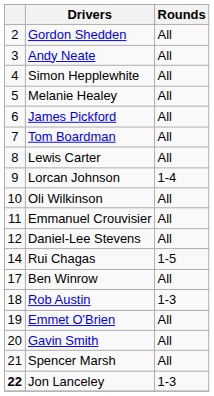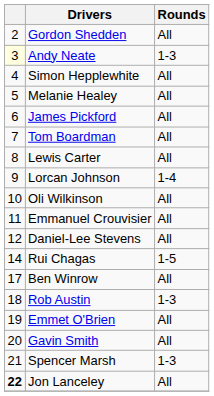(15, 55) no background -> (15, 55) lightyellow background
(165, 55) All -> (167, 55) 1-3
(165, 360) All -> (167, 360) 1-3
(167, 381) 1-3 -> (165, 381) All
